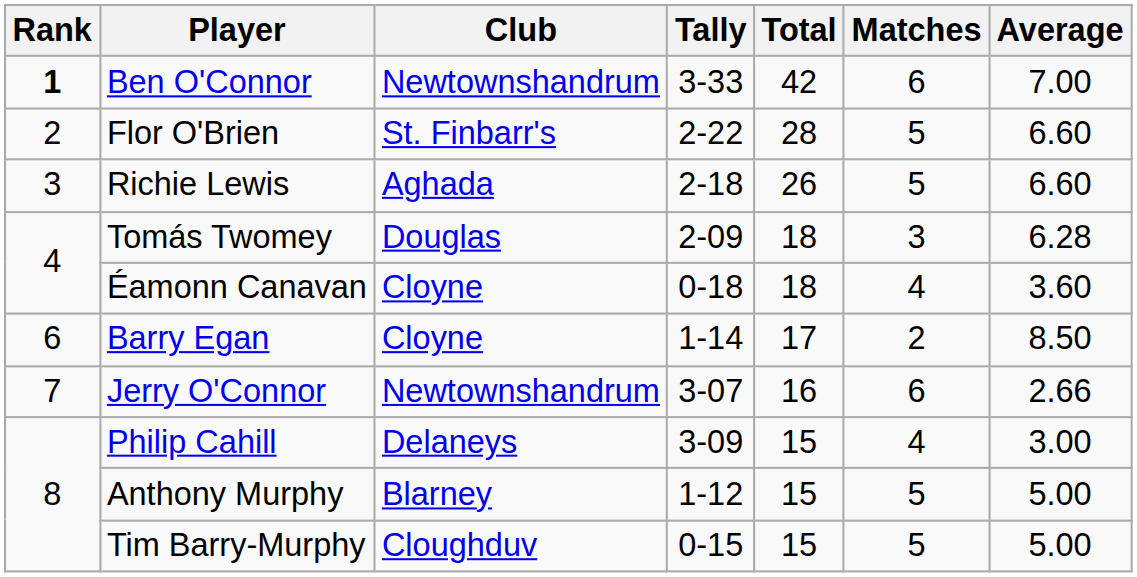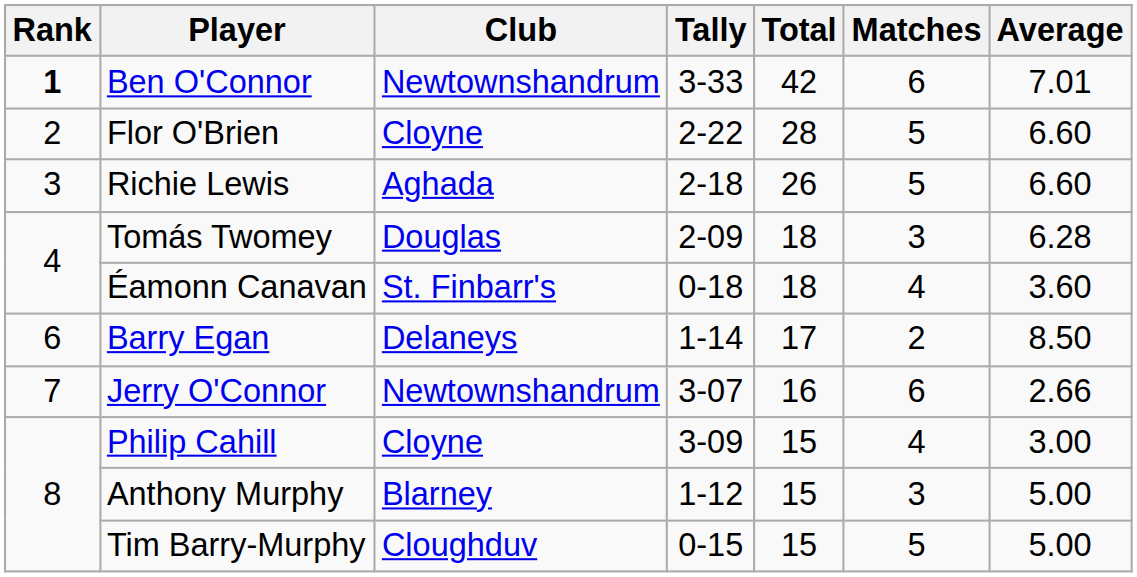(1060, 81) 7.00 -> (1060, 81) 7.01
(469, 133) St. Finbarr's -> (432, 133) Cloyne
(432, 287) Cloyne -> (469, 287) St. Finbarr's
(432, 339) Cloyne -> (450, 339) Delaneys
(450, 442) Delaneys -> (432, 442) Cloyne
(917, 493) 5 -> (917, 493) 3
